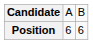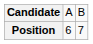(81, 30) 6 -> (81, 30) 7
